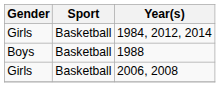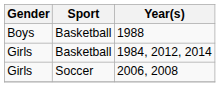rows swapped: (131, 52) <-> (164, 33)
(83, 71) Basketball -> (74, 71) Soccer
